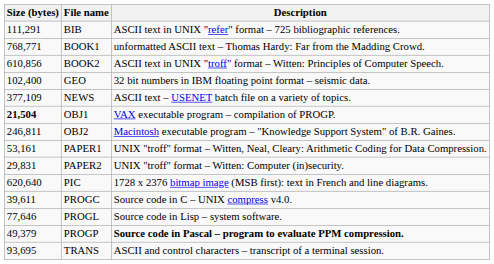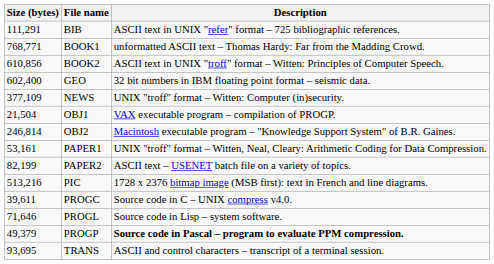(24, 81) 102,400 -> (24, 81) 602,400
(232, 98) ASCII text – USENET batch file on a variety of topics. -> (229, 98) UNIX "troff" format – Witten: Computer (in)security.
(22, 115) bold -> (22, 115) normal
(24, 132) 246,811 -> (24, 132) 246,814
(22, 166) 29,831 -> (22, 166) 82,199
(229, 166) UNIX "troff" format – Witten: Computer (in)security. -> (232, 166) ASCII text – USENET batch file on a variety of topics.
(24, 183) 620,640 -> (24, 183) 513,216
(22, 217) 77,646 -> (22, 217) 71,646
